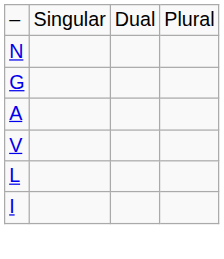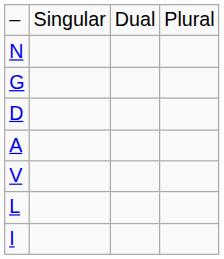+ row: (16, 113)
